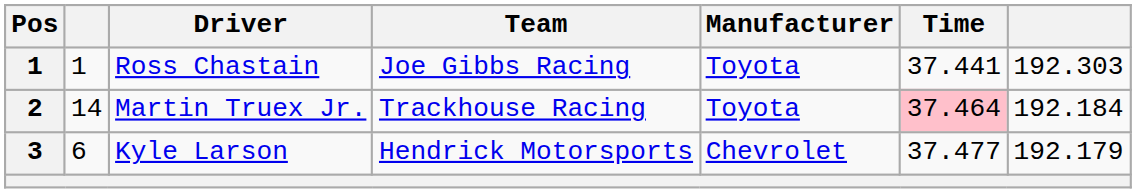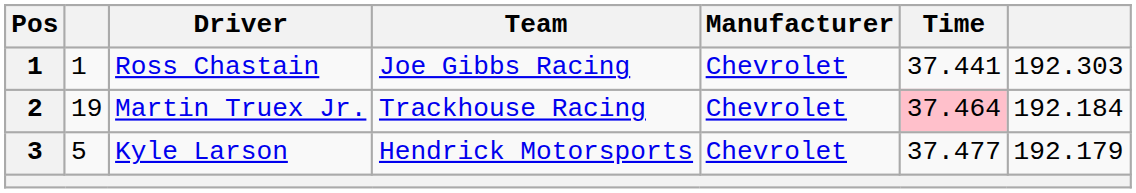(753, 69) Toyota -> (776, 69) Chevrolet
(87, 111) 14 -> (87, 111) 19
(753, 111) Toyota -> (776, 111) Chevrolet
(79, 153) 6 -> (79, 153) 5
